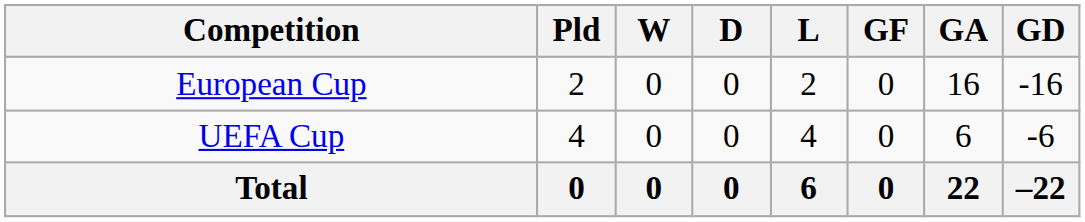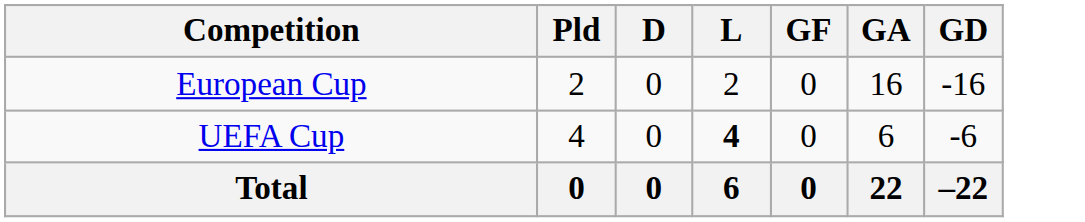- column: (654, 30)
(809, 135) normal -> (731, 135) bold
